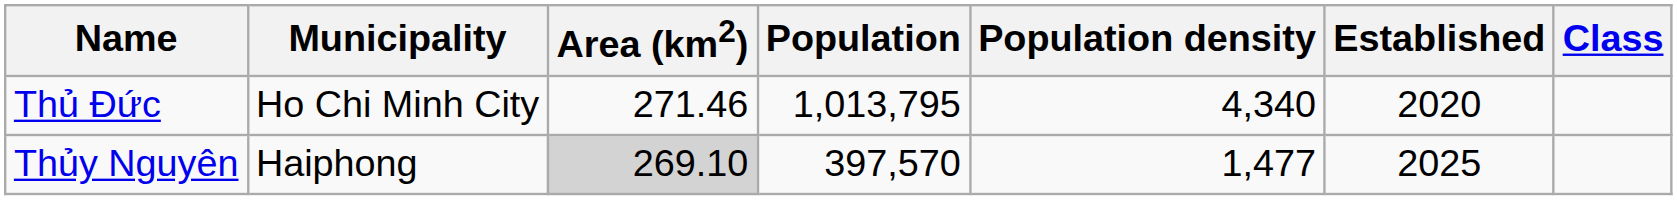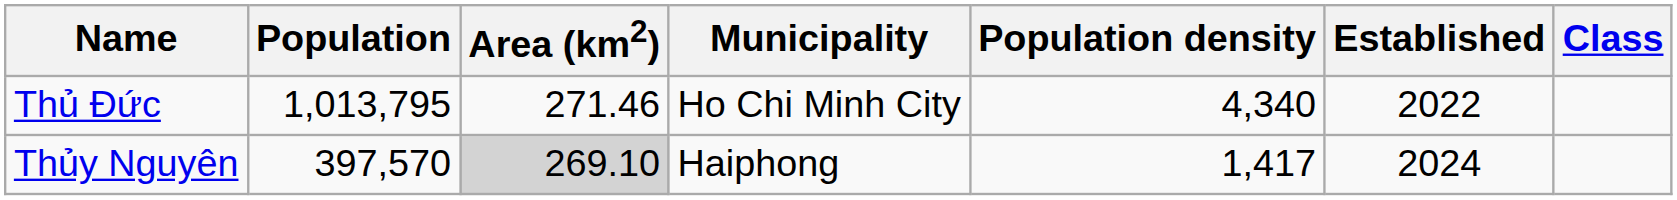columns swapped: (398, 39) <-> (863, 39)
(1439, 104) 2020 -> (1439, 104) 2022
(1269, 164) 1,477 -> (1269, 164) 1,417
(1439, 164) 2025 -> (1439, 164) 2024
